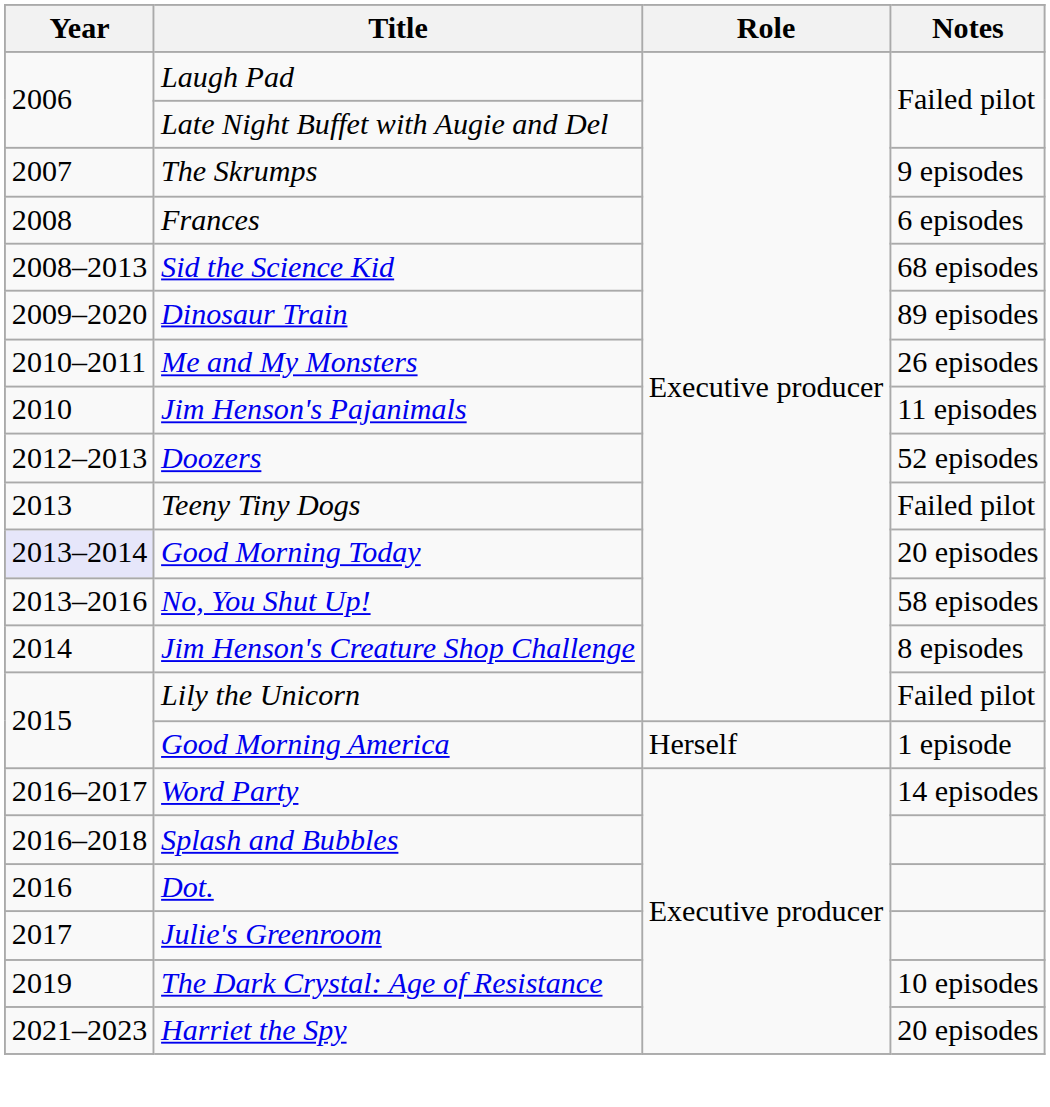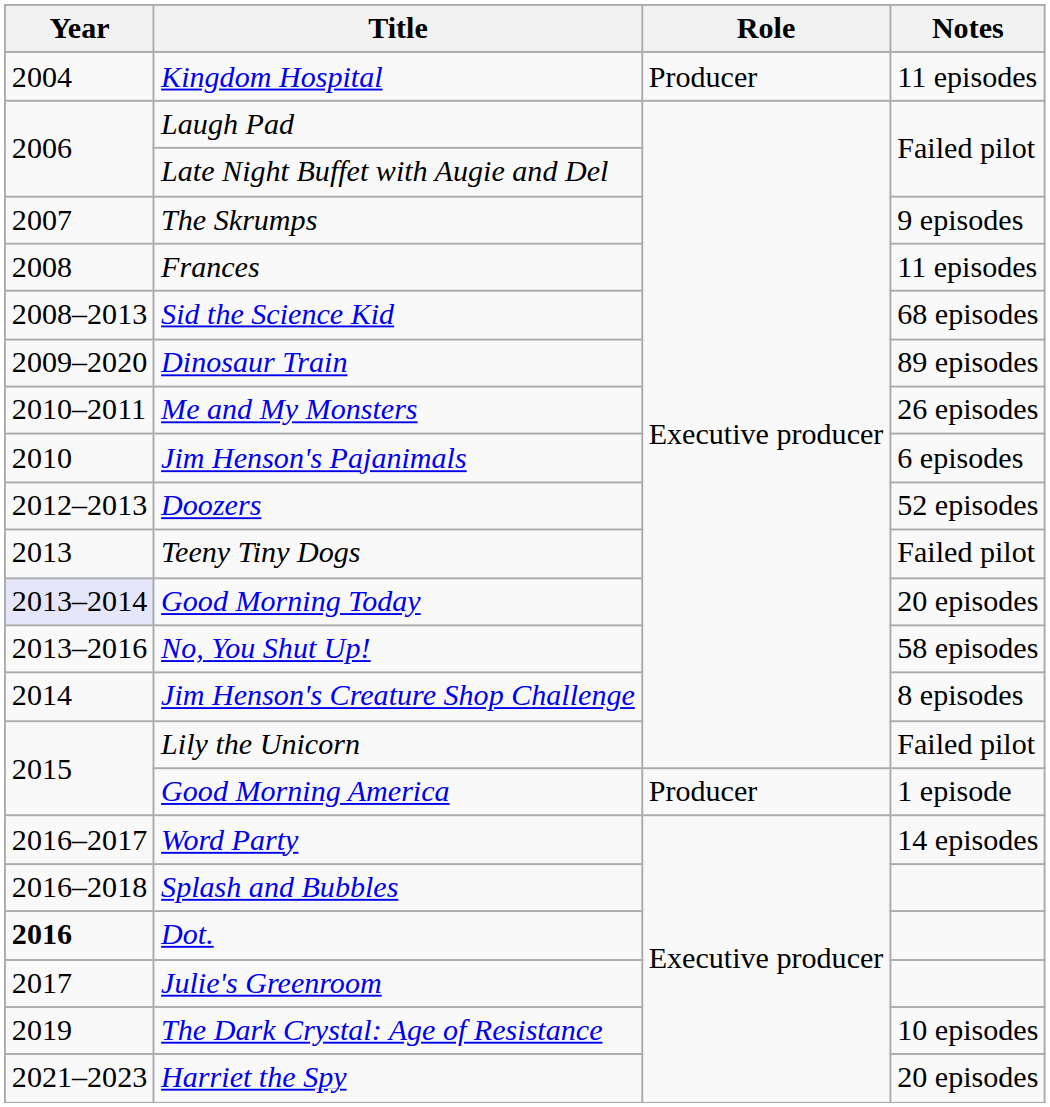+ row: (272, 76)
(960, 219) 6 episodes -> (967, 266) 11 episodes
(967, 409) 11 episodes -> (960, 457) 6 episodes
(693, 743) Herself -> (703, 791) Producer
(42, 887) normal -> (42, 934) bold
